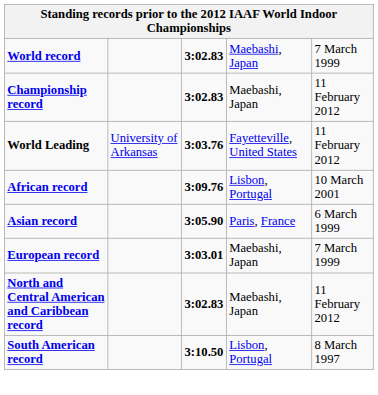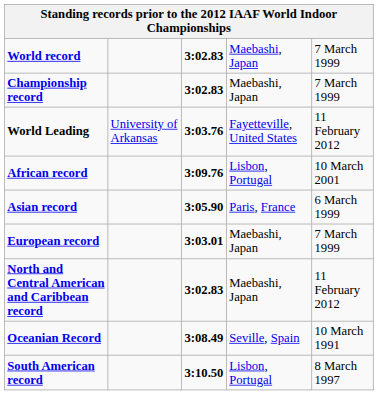(337, 97) 11 February 2012 -> (336, 90) 7 March 1999
+ row: (54, 338)
